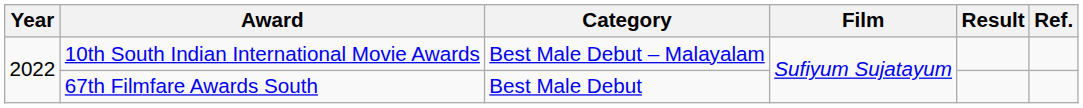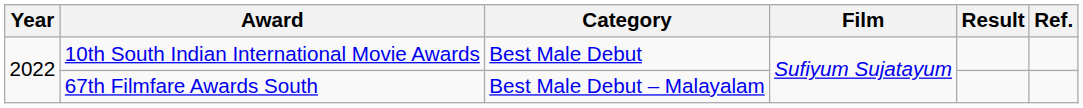(627, 53) Best Male Debut – Malayalam -> (566, 53) Best Male Debut
(566, 86) Best Male Debut -> (627, 86) Best Male Debut – Malayalam
